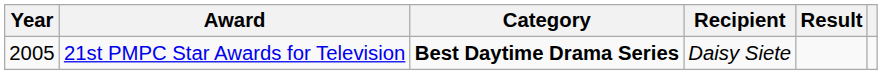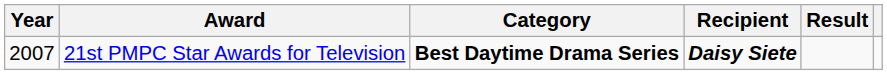(32, 52) 2005 -> (32, 52) 2007
(740, 52) normal -> (743, 52) bold
